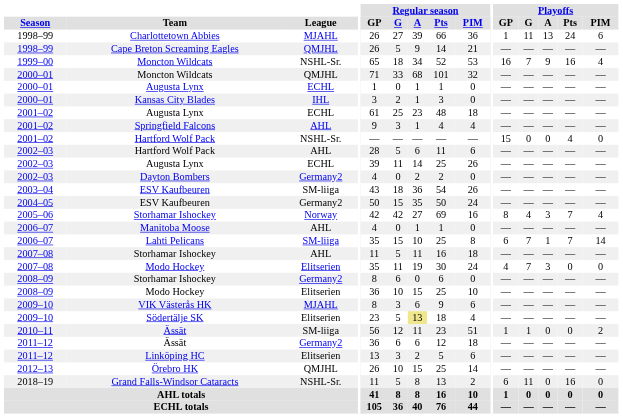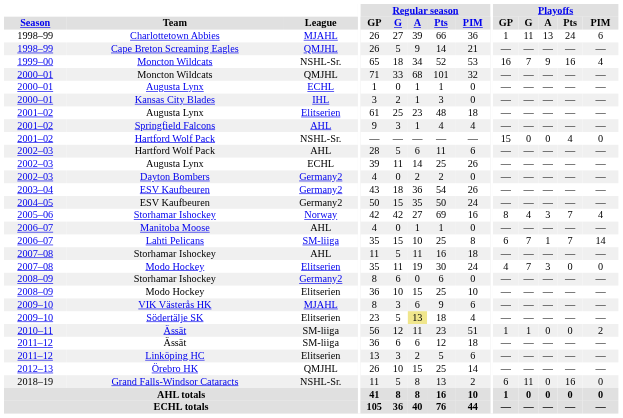(321, 112) ECHL -> (321, 112) Elitserien
(321, 189) SM-liiga -> (321, 189) Germany2
(321, 343) Germany2 -> (321, 343) SM-liiga
